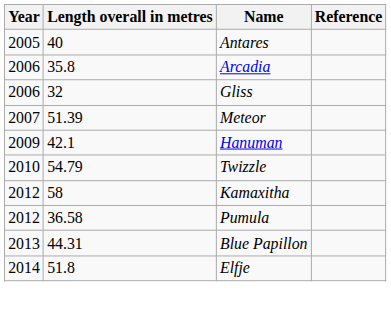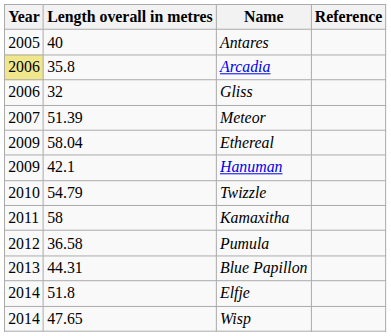(24, 67) no background -> (24, 67) khaki background
+ row: (247, 142)
(24, 192) 2012 -> (24, 218) 2011
+ row: (235, 318)
